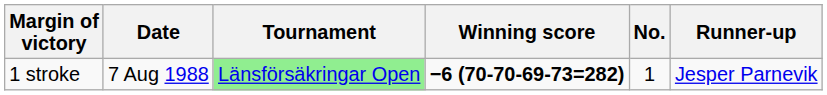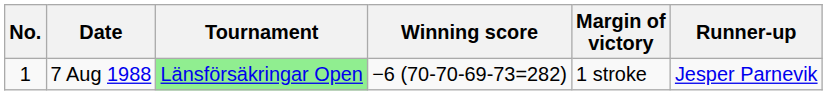columns swapped: (650, 32) <-> (54, 32)
(527, 74) bold -> (470, 74) normal
